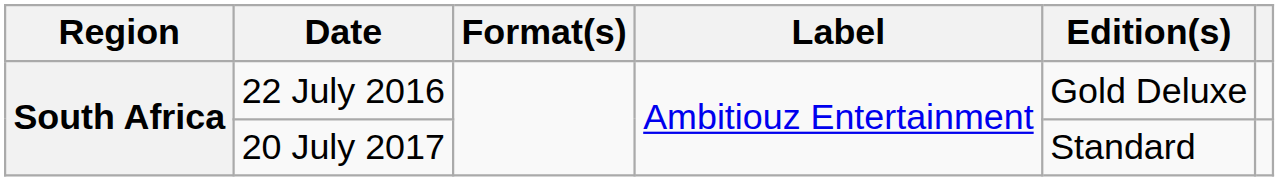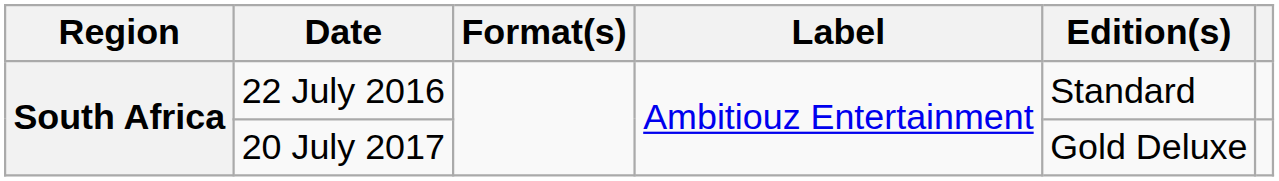(1149, 89) Gold Deluxe -> (1123, 89) Standard
(1123, 146) Standard -> (1149, 146) Gold Deluxe
